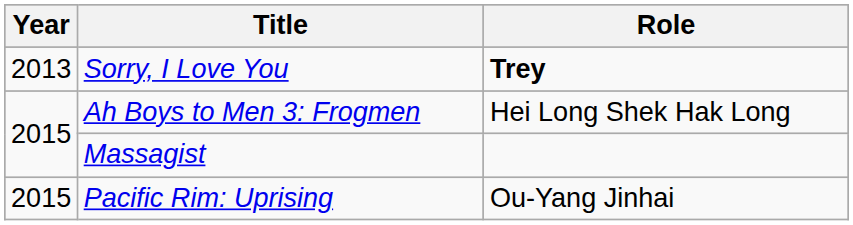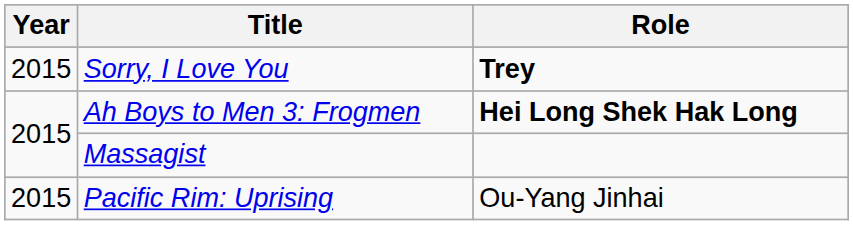(41, 68) 2013 -> (41, 68) 2015
(640, 111) normal -> (639, 111) bold
